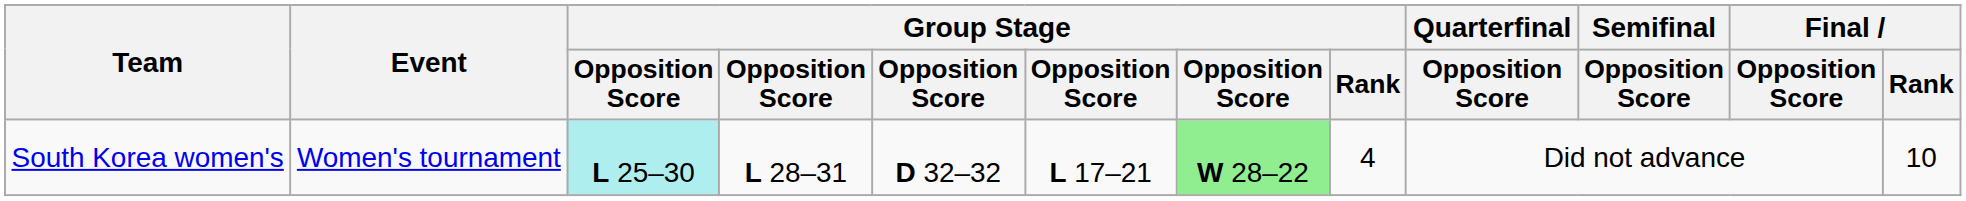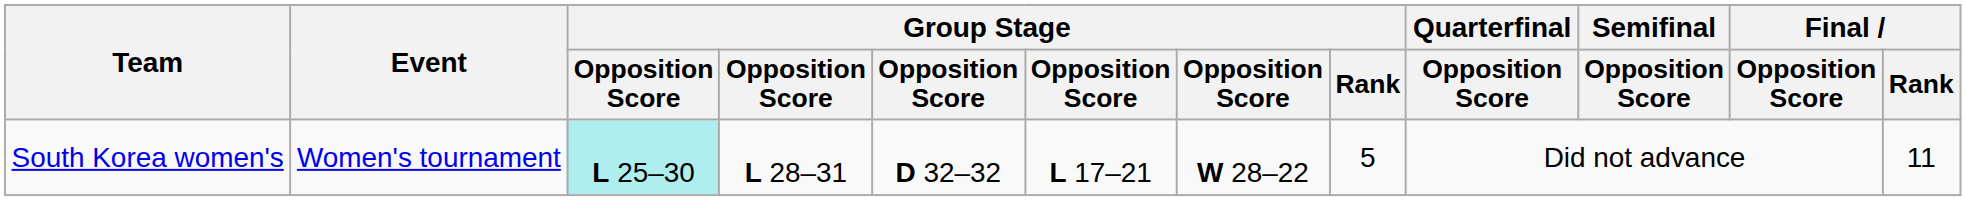(1253, 173) lightgreen background -> (1253, 173) no background
(1368, 158) 4 -> (1368, 158) 5
(1921, 158) 10 -> (1921, 158) 11
